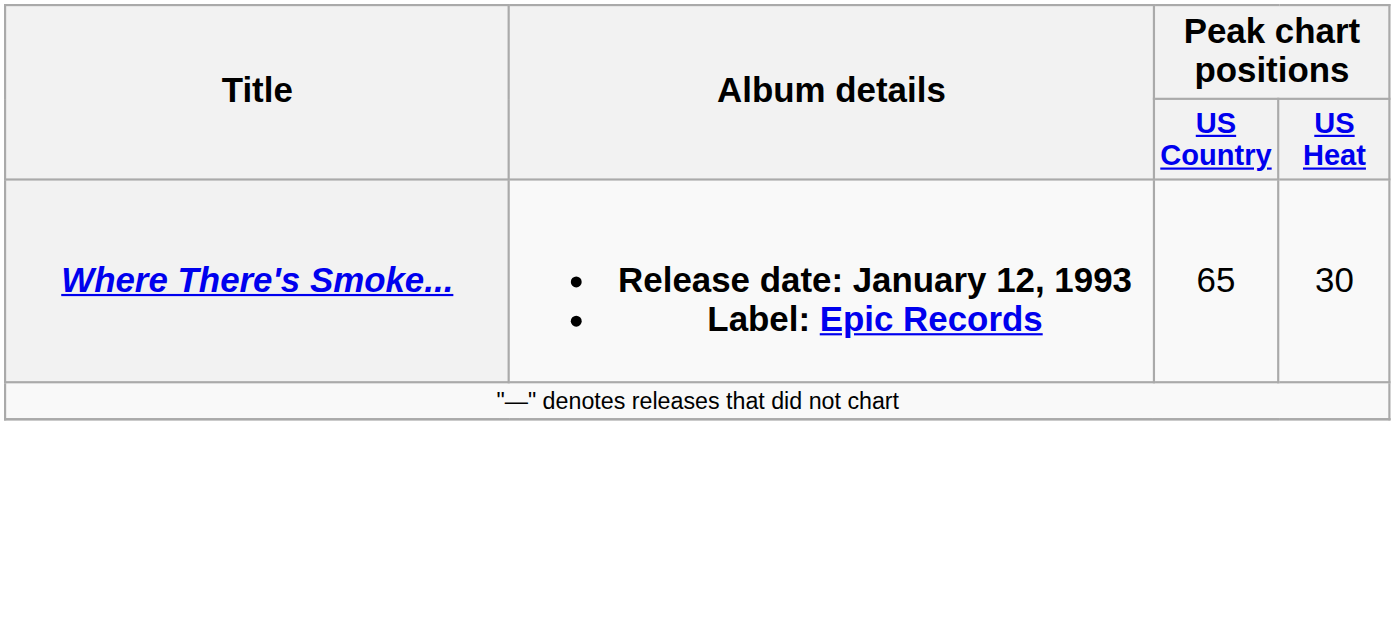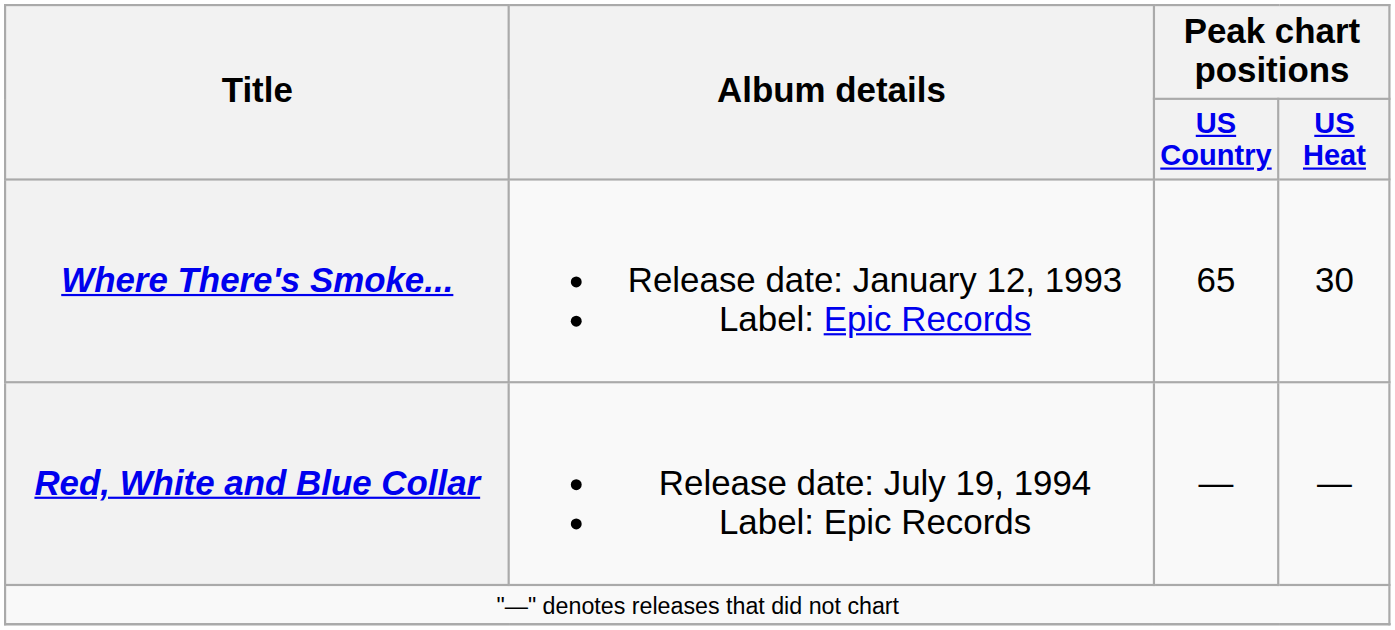(831, 300) bold -> (831, 300) normal
+ row: (257, 483)
